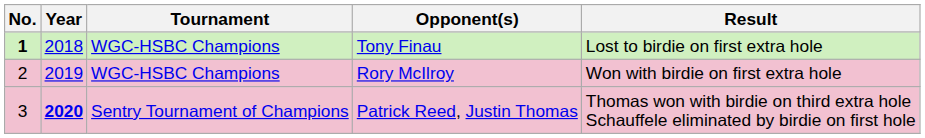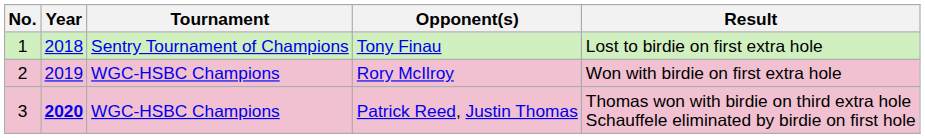(23, 46) bold -> (23, 46) normal
(185, 46) WGC-HSBC Champions -> (220, 46) Sentry Tournament of Champions
(220, 110) Sentry Tournament of Champions -> (185, 110) WGC-HSBC Champions
